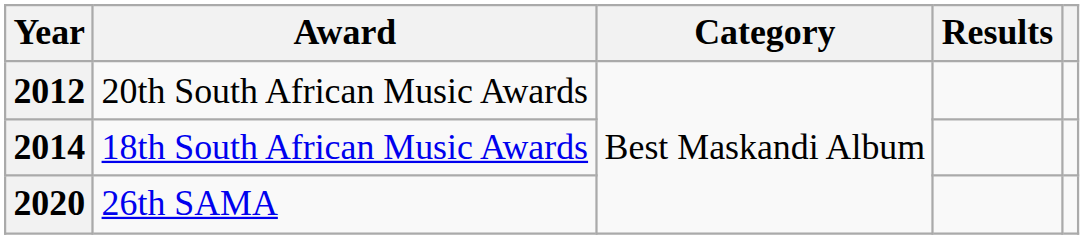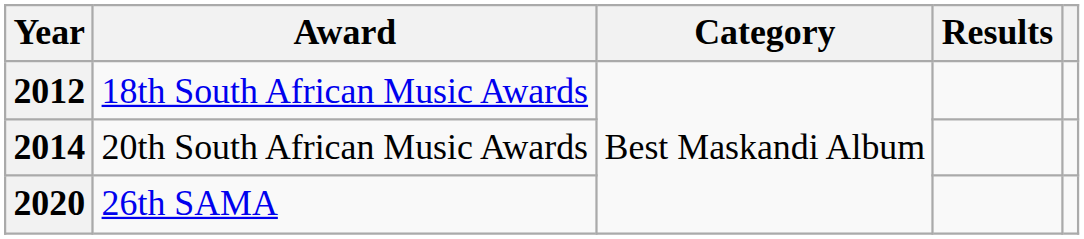(345, 89) 20th South African Music Awards -> (345, 89) 18th South African Music Awards
(345, 146) 18th South African Music Awards -> (345, 146) 20th South African Music Awards
